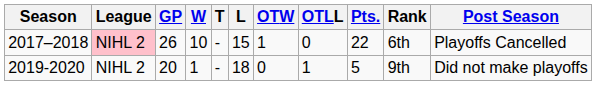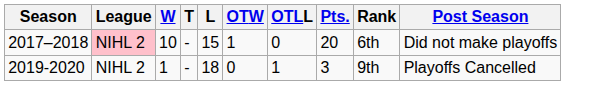- column: (171, 17)
(360, 42) 22 -> (329, 42) 20
(500, 42) Playoffs Cancelled -> (480, 42) Did not make playoffs
(355, 67) 5 -> (325, 67) 3
(511, 67) Did not make playoffs -> (470, 67) Playoffs Cancelled
